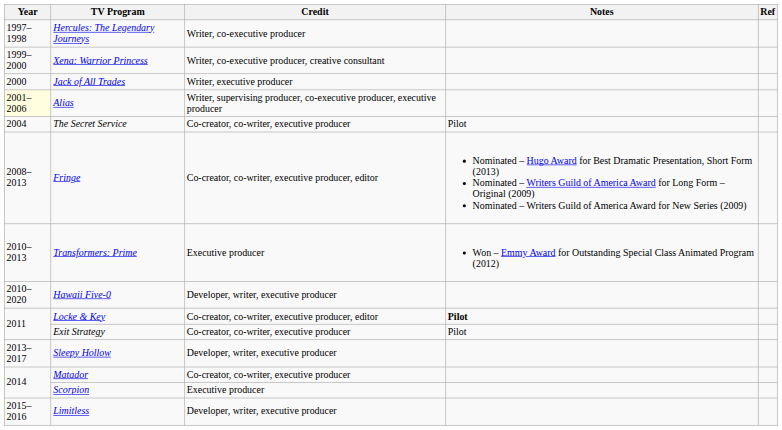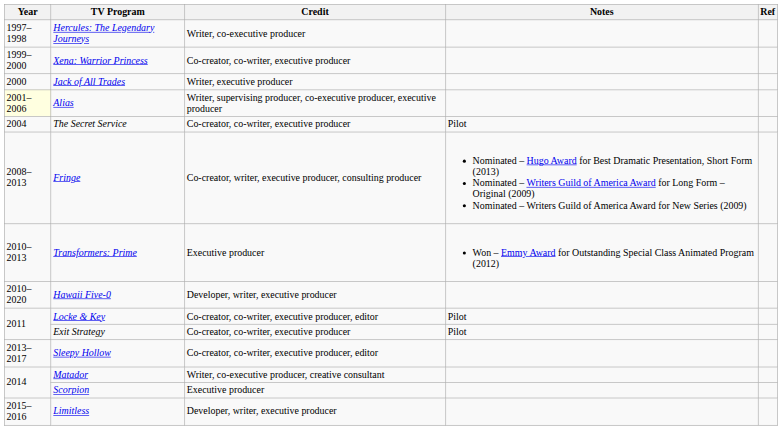(286, 60) Writer, co-executive producer, creative consultant -> (269, 60) Co-creator, co-writer, executive producer
(282, 178) Co-creator, co-writer, executive producer, editor -> (304, 178) Co-creator, writer, executive producer, consulting producer
(458, 316) bold -> (457, 316) normal
(262, 353) Developer, writer, executive producer -> (282, 353) Co-creator, co-writer, executive producer, editor
(269, 374) Co-creator, co-writer, executive producer -> (286, 374) Writer, co-executive producer, creative consultant
